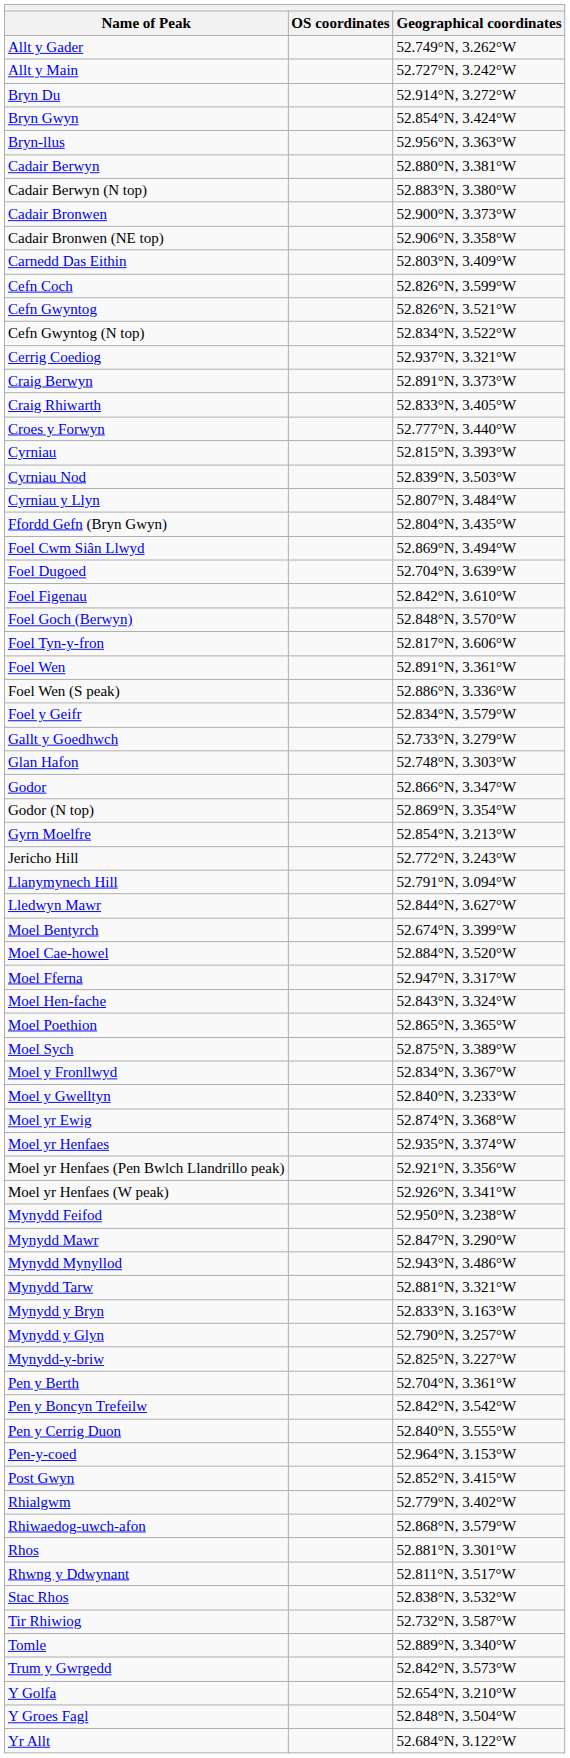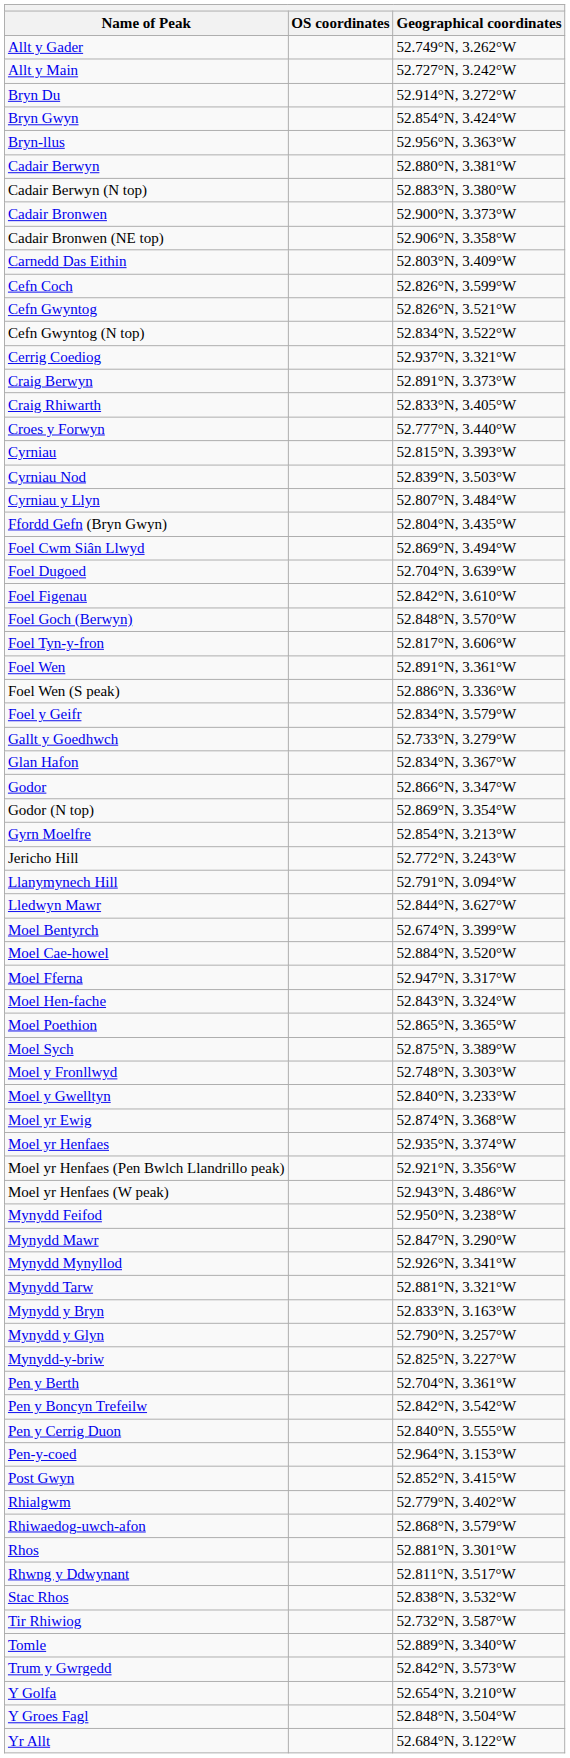(456, 762) 52.748°N, 3.303°W -> (456, 762) 52.834°N, 3.367°W
(456, 1072) 52.834°N, 3.367°W -> (456, 1072) 52.748°N, 3.303°W
(456, 1192) 52.926°N, 3.341°W -> (456, 1192) 52.943°N, 3.486°W
(456, 1263) 52.943°N, 3.486°W -> (456, 1263) 52.926°N, 3.341°W
